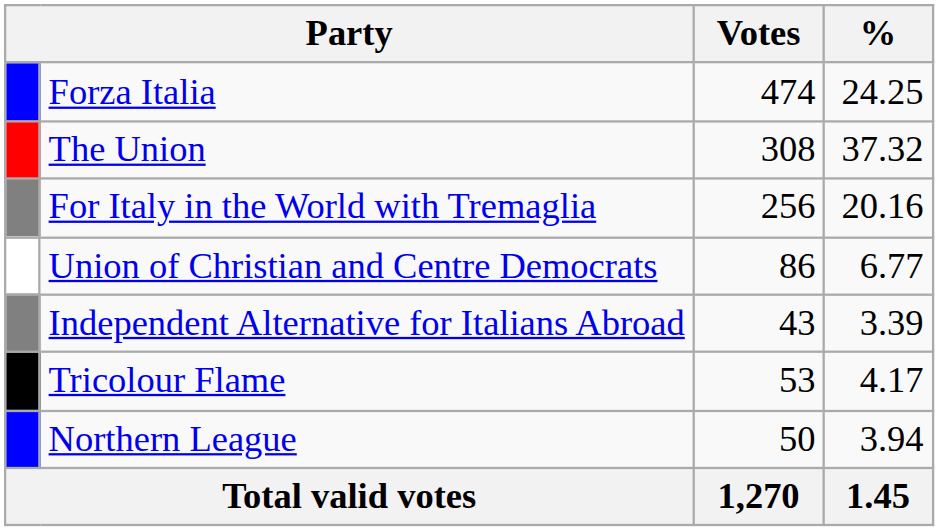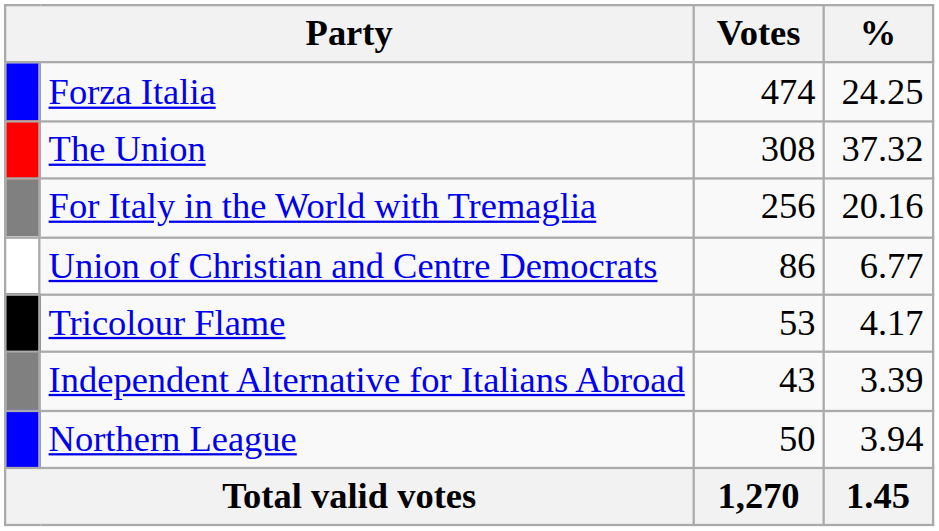rows swapped: (367, 322) <-> (167, 380)
